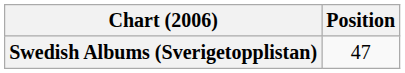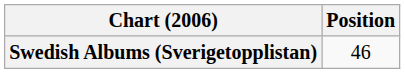(361, 52) 47 -> (361, 52) 46
